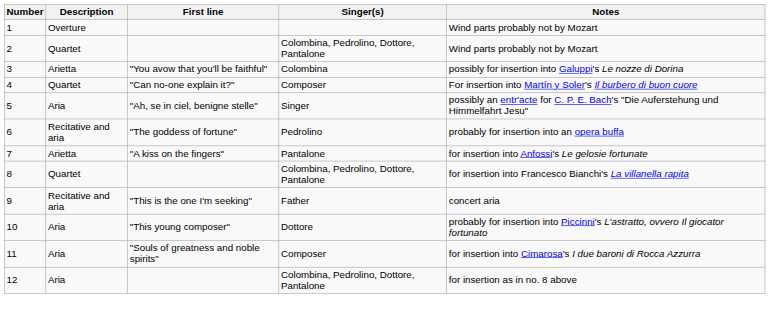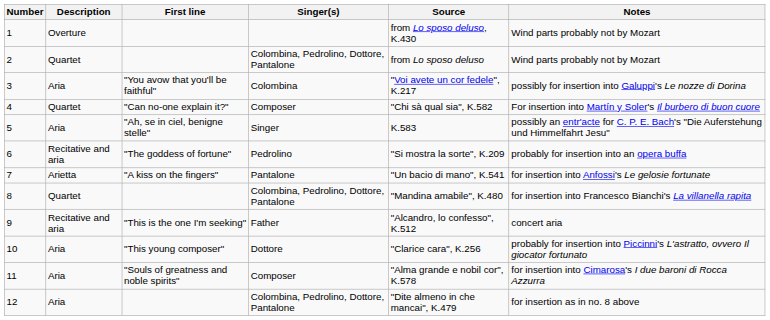+ column: (449, 12)
(62, 69) Arietta -> (57, 86) Aria
